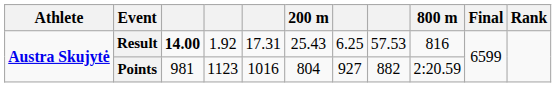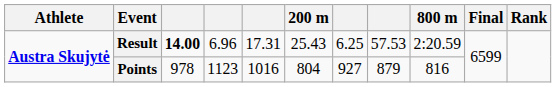(223, 43) 1.92 -> (223, 43) 6.96
(437, 43) 816 -> (437, 43) 2:20.59
(182, 69) 981 -> (182, 69) 978
(389, 69) 882 -> (389, 69) 879
(437, 69) 2:20.59 -> (437, 69) 816
